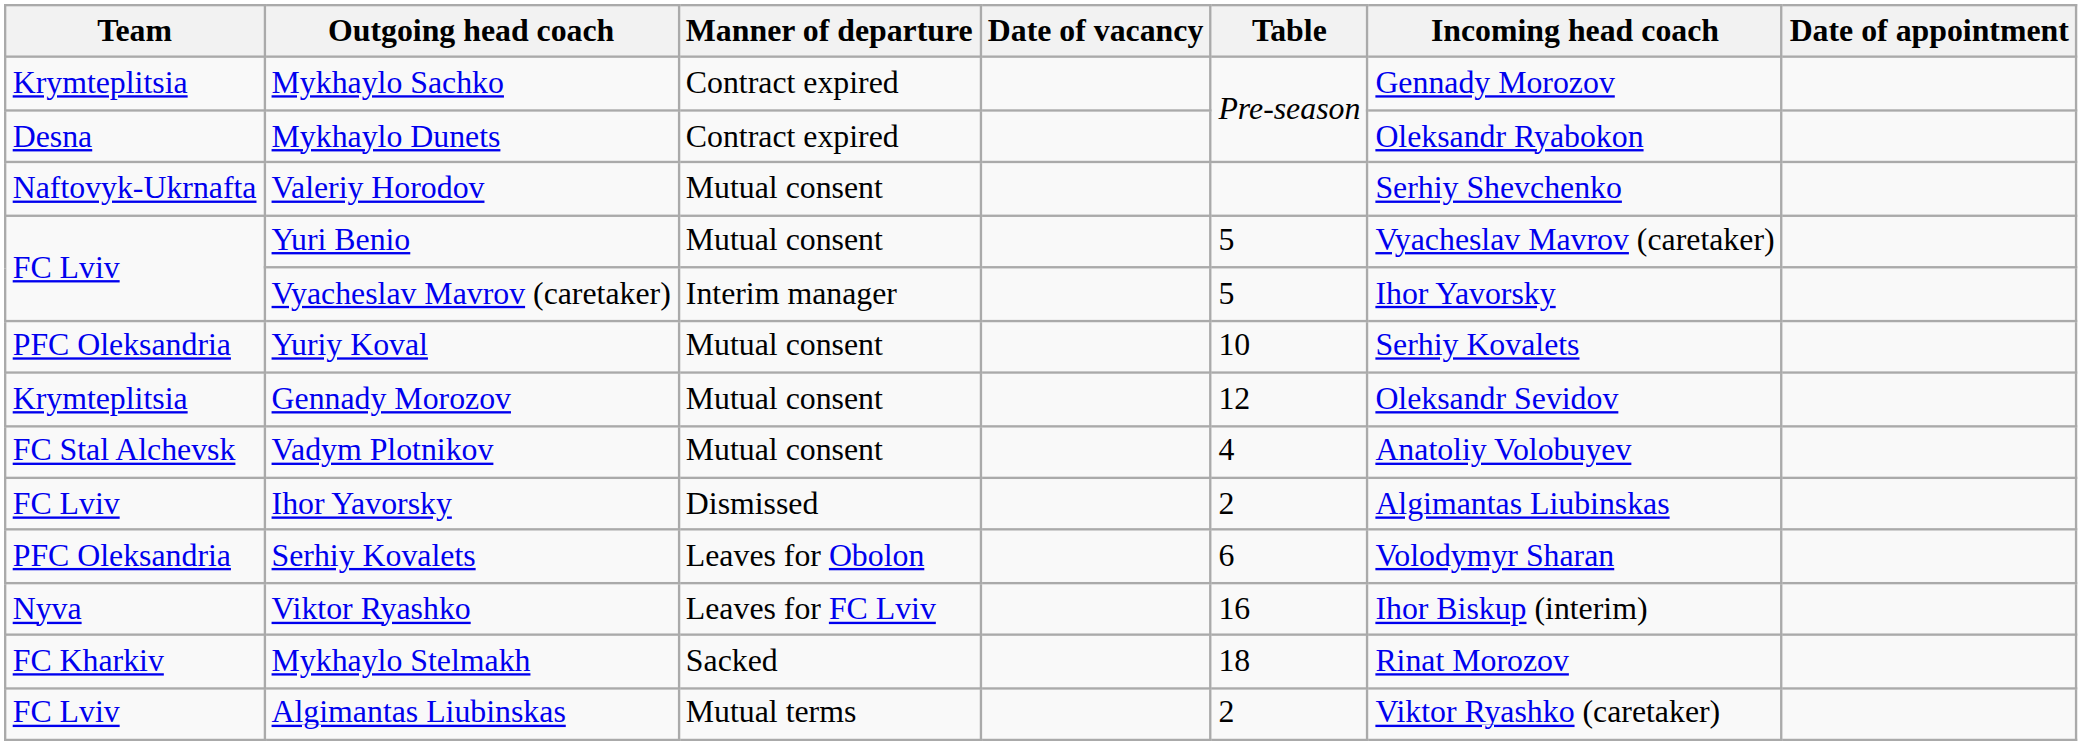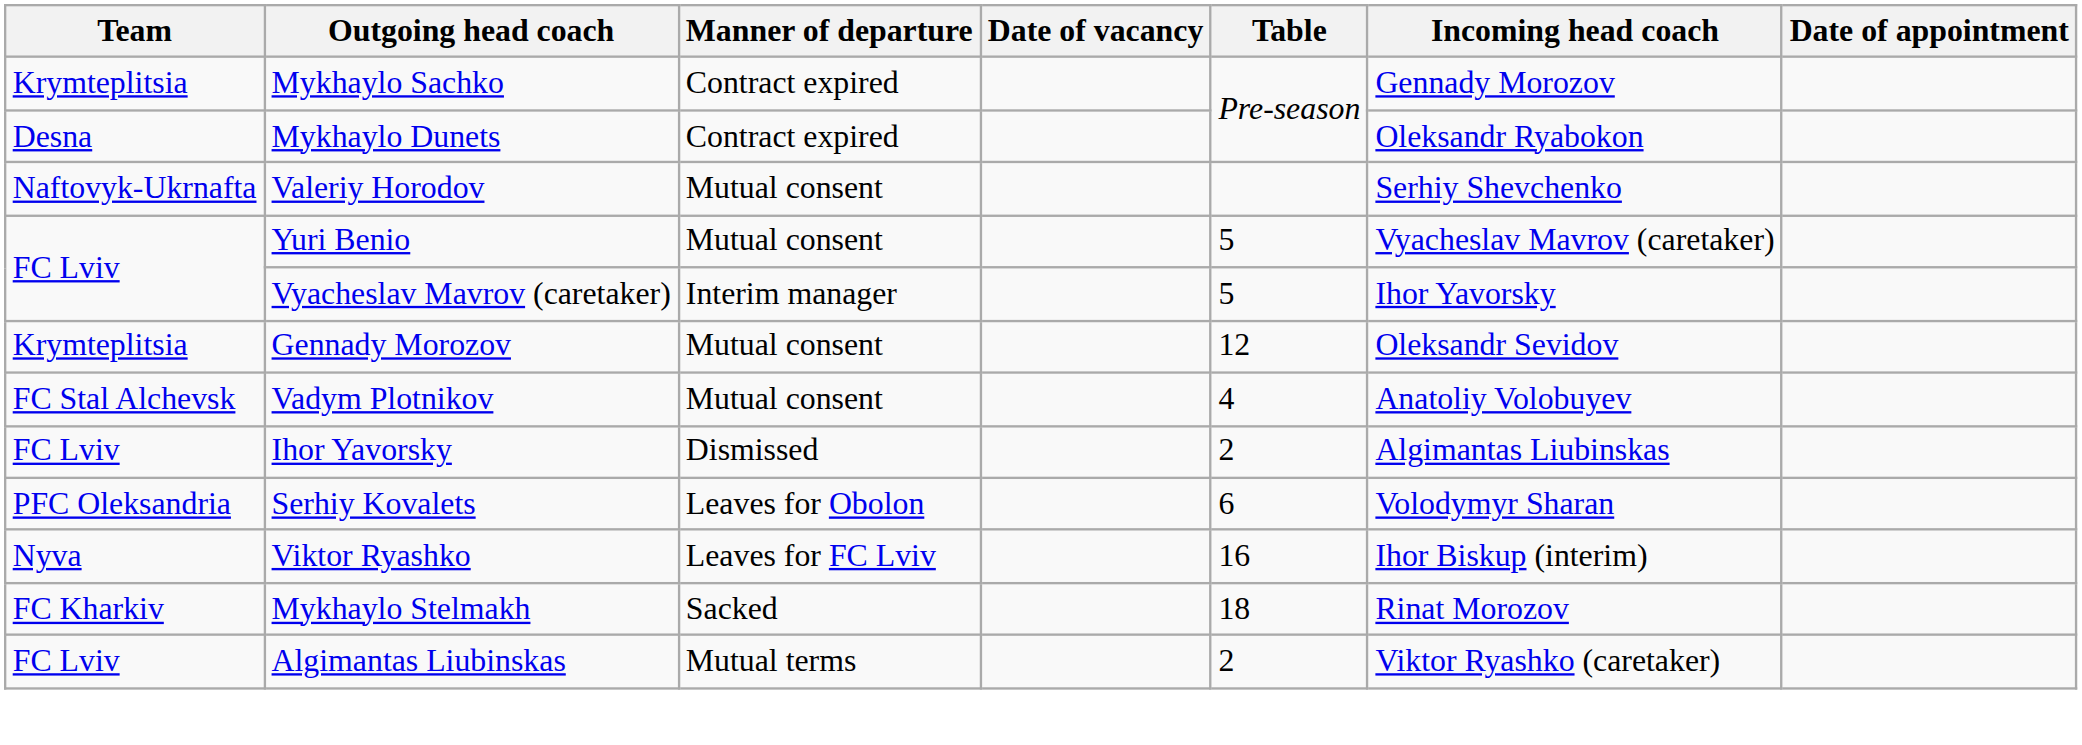- row: (350, 345)
